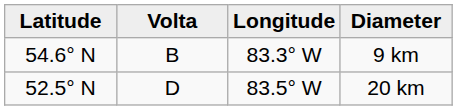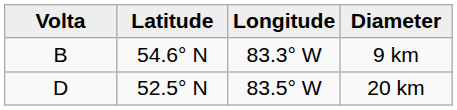columns swapped: (172, 21) <-> (61, 21)
